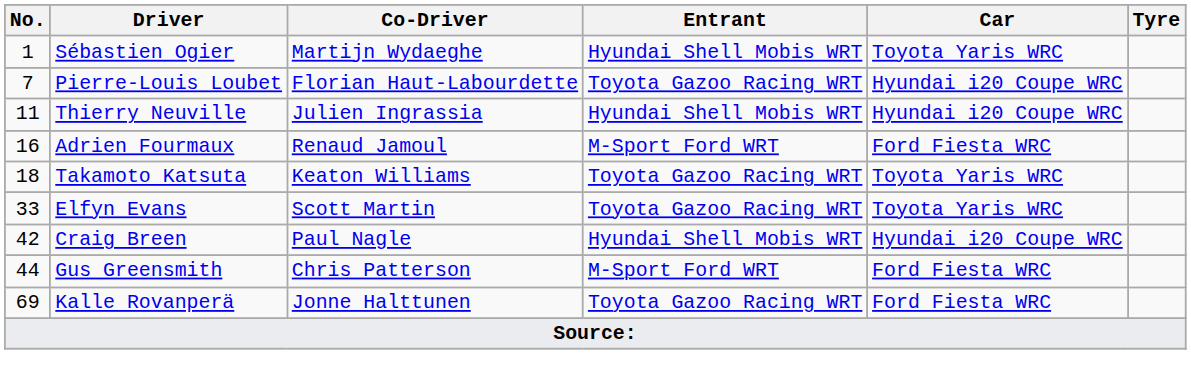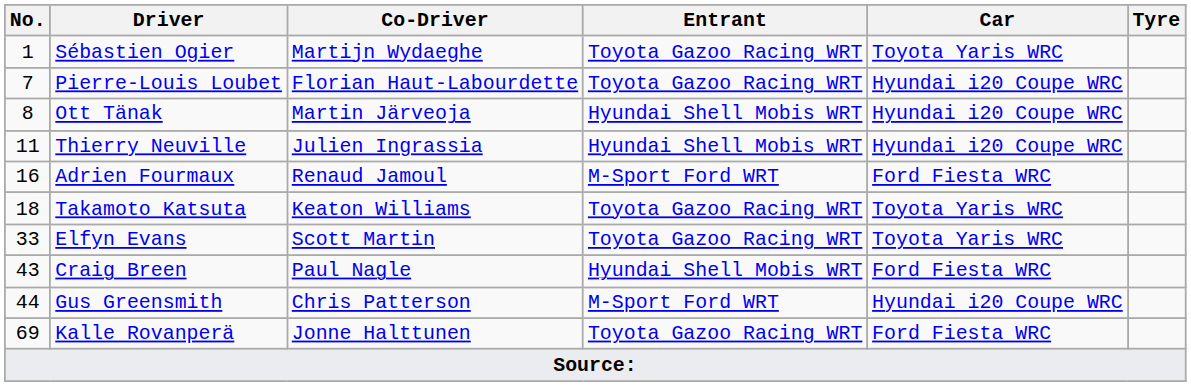(725, 52) Hyundai Shell Mobis WRT -> (725, 52) Toyota Gazoo Racing WRT
+ row: (109, 115)
(28, 240) 42 -> (28, 271) 43
(997, 240) Hyundai i20 Coupe WRC -> (962, 271) Ford Fiesta WRC
(962, 271) Ford Fiesta WRC -> (997, 303) Hyundai i20 Coupe WRC
